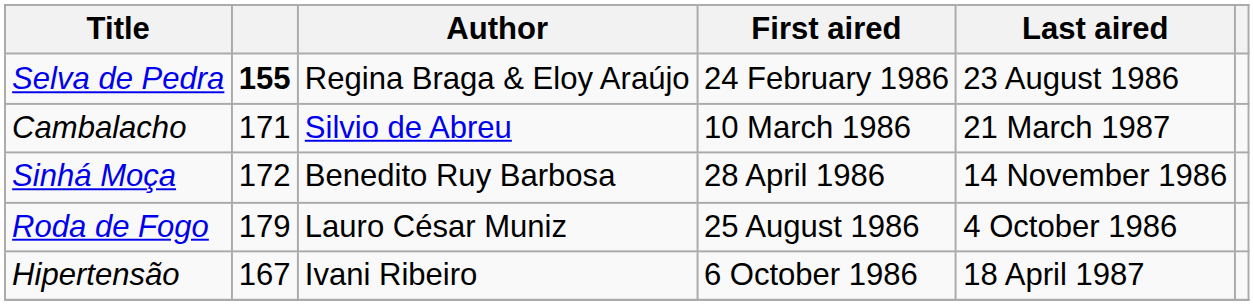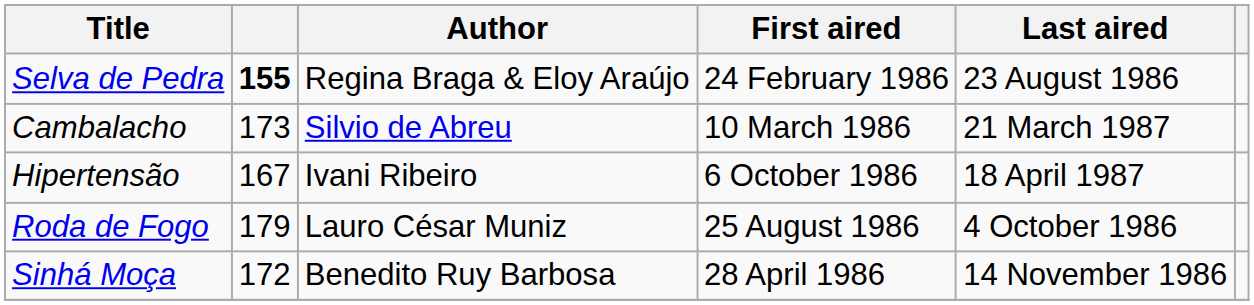(265, 127) 171 -> (265, 127) 173
rows swapped: (94, 176) <-> (96, 275)
